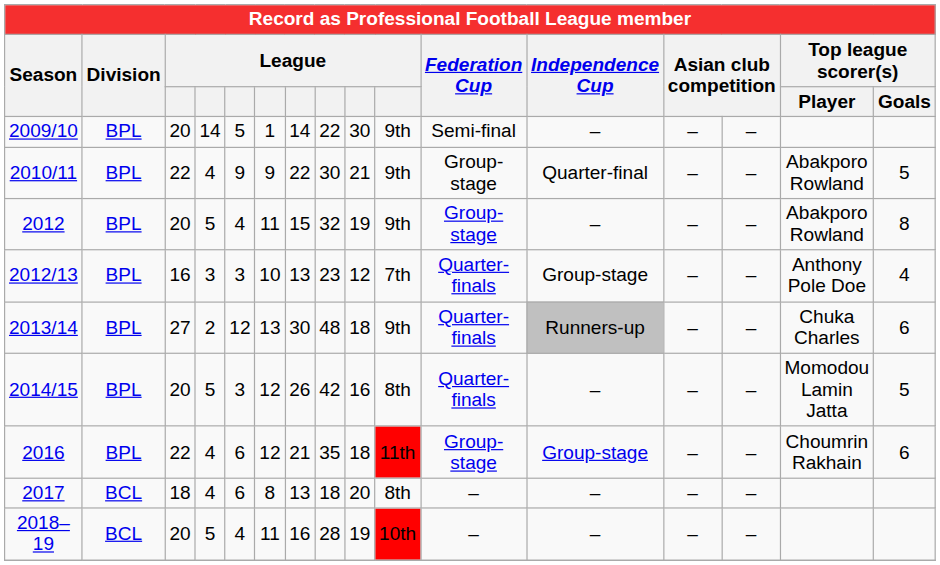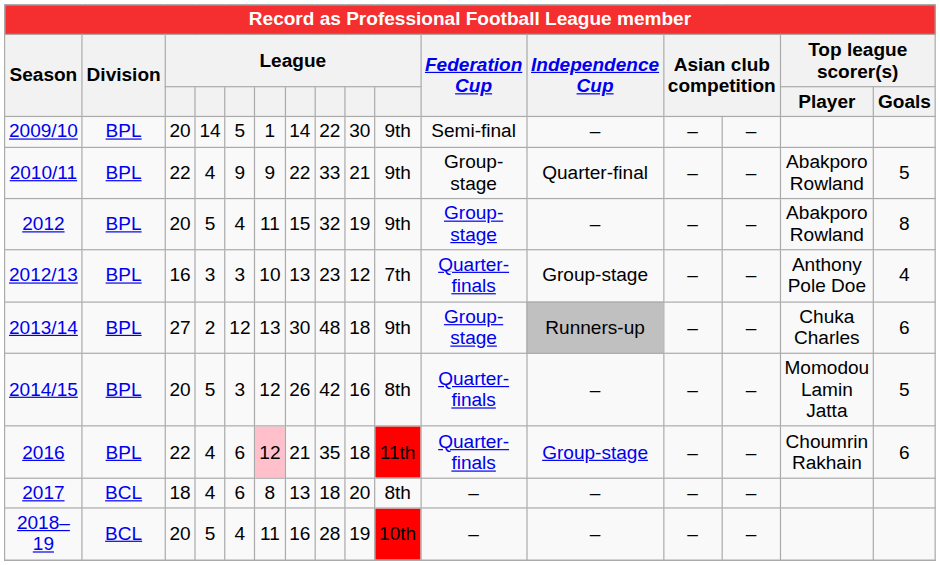(330, 172) 30 -> (330, 172) 33
(474, 327) Quarter-finals -> (474, 327) Group-stage
(270, 452) no background -> (270, 452) pink background
(474, 452) Group-stage -> (474, 452) Quarter-finals
